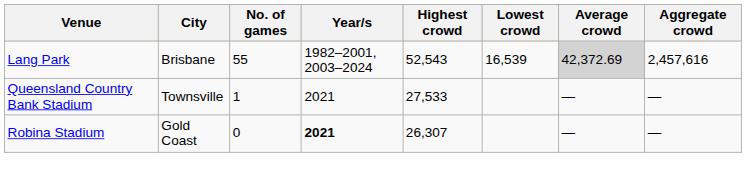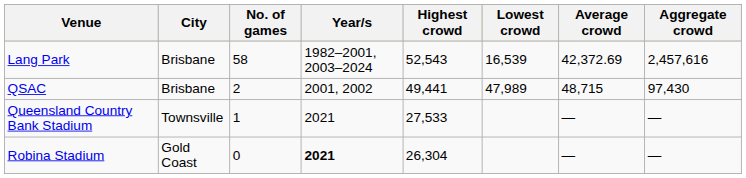(240, 59) 55 -> (240, 59) 58
(592, 59) lightgrey background -> (592, 59) no background
+ row: (27, 89)
(427, 133) 26,307 -> (427, 155) 26,304
